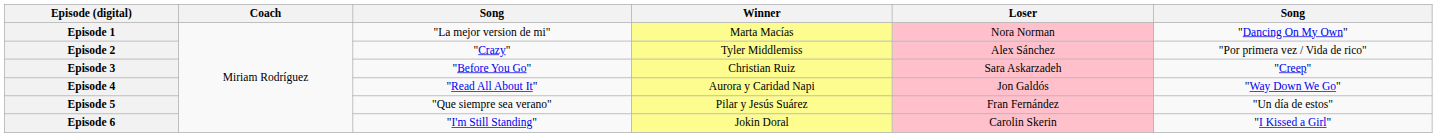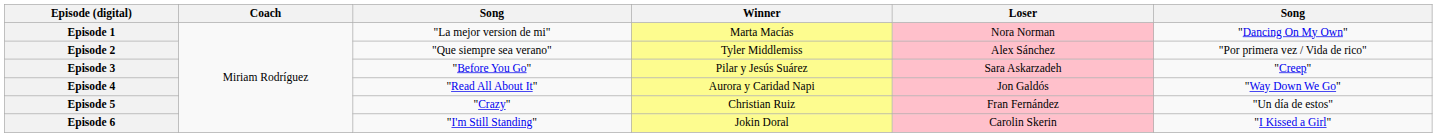(492, 50) "Crazy" -> (492, 50) "Que siempre sea verano"
(762, 68) Christian Ruiz -> (762, 68) Pilar y Jesús Suárez
(492, 104) "Que siempre sea verano" -> (492, 104) "Crazy"
(762, 104) Pilar y Jesús Suárez -> (762, 104) Christian Ruiz
